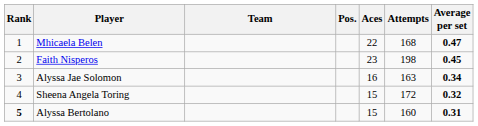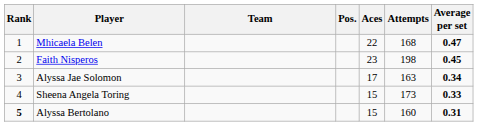(372, 77) 16 -> (372, 77) 17
(408, 95) 172 -> (408, 95) 173
(452, 95) 0.32 -> (452, 95) 0.33
